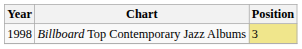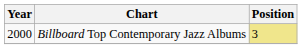(20, 33) 1998 -> (20, 33) 2000
